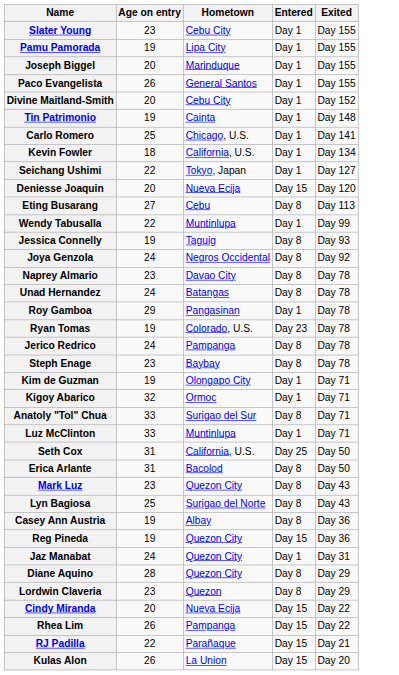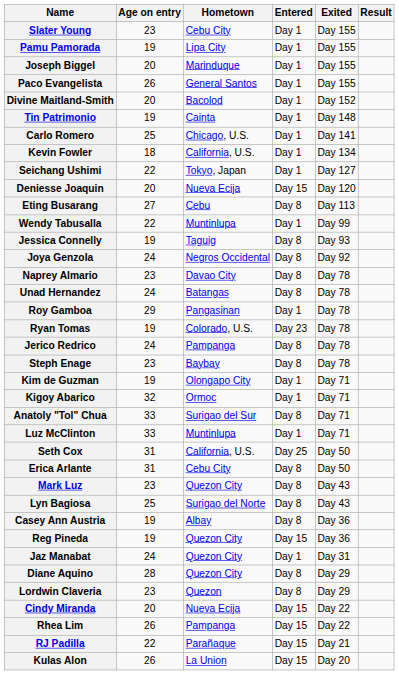+ column: (376, 13)
(208, 100) Cebu City -> (204, 100) Bacolod
(204, 468) Bacolod -> (208, 468) Cebu City
